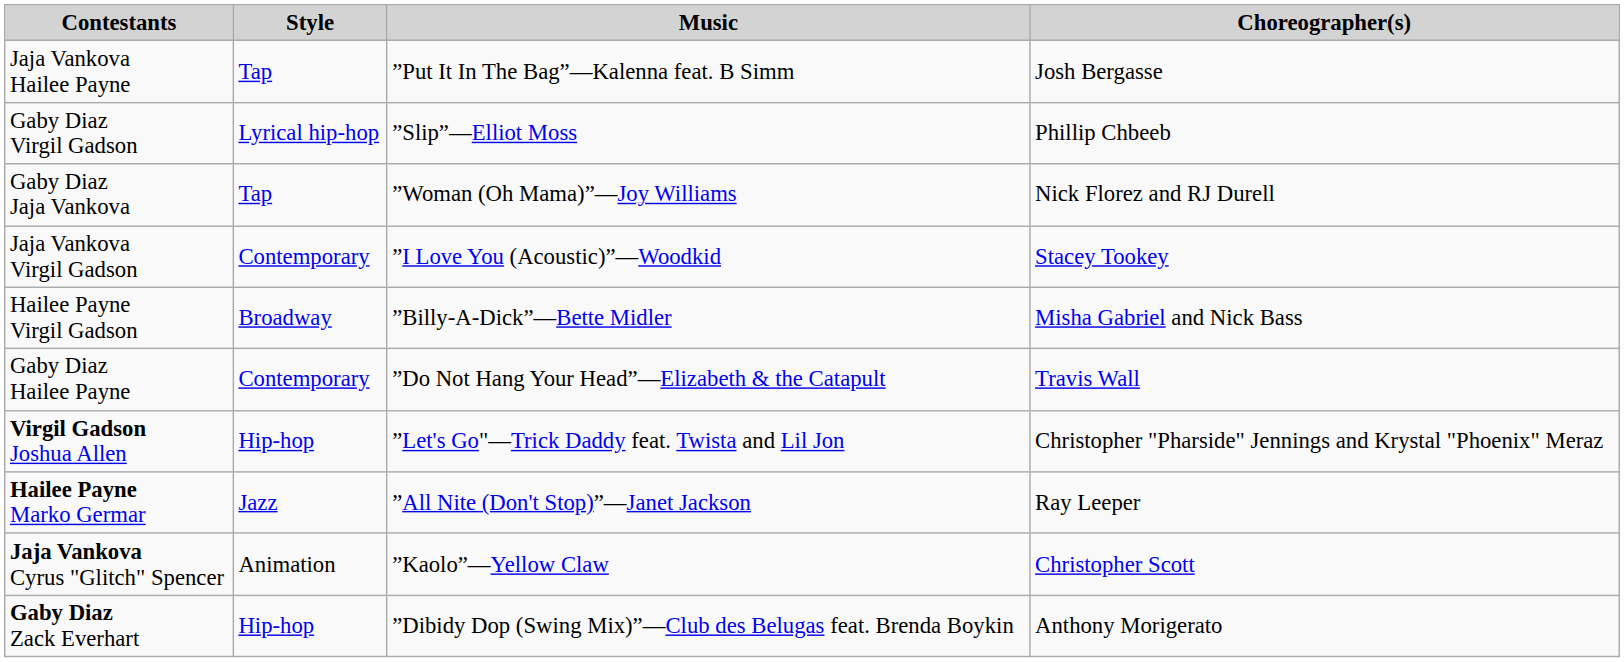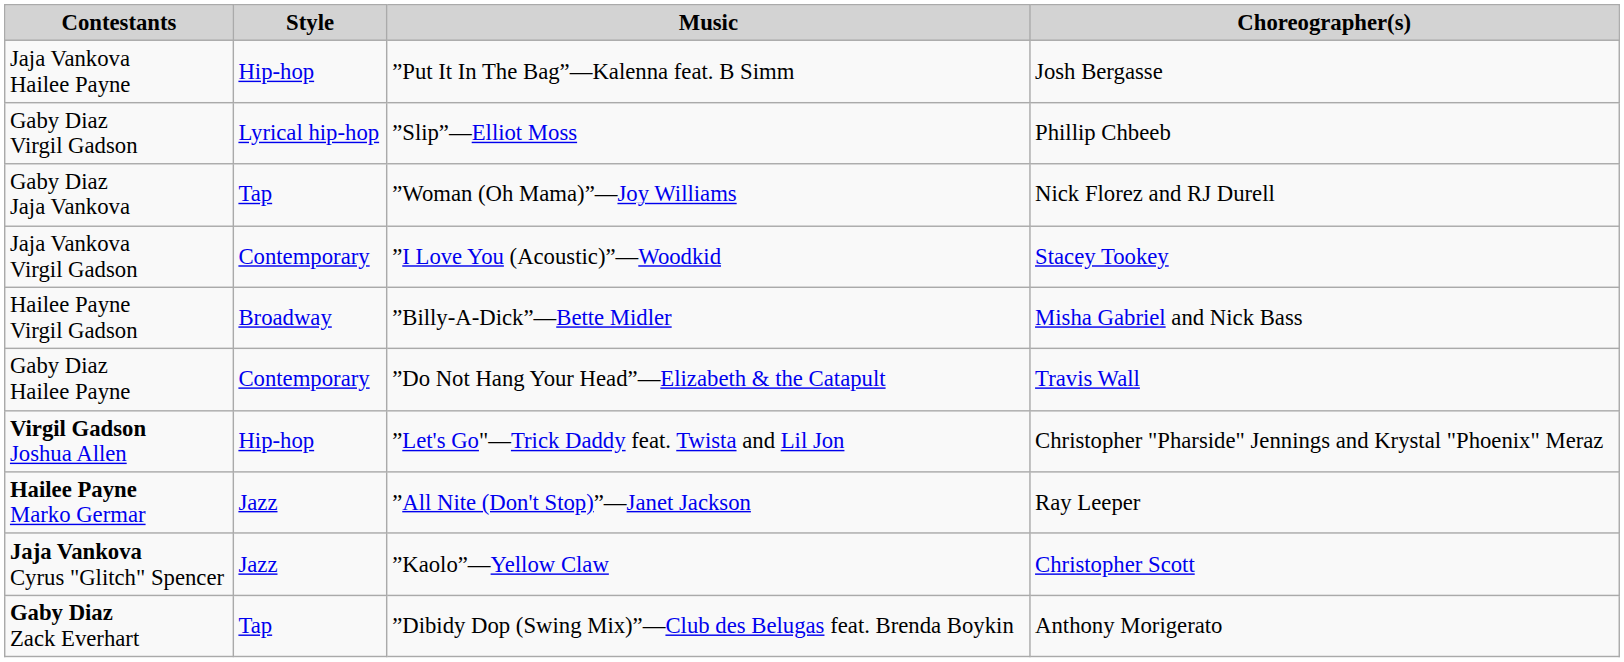(255, 71) Tap -> (276, 71) Hip-hop
(287, 564) Animation -> (258, 564) Jazz
(276, 625) Hip-hop -> (255, 625) Tap
